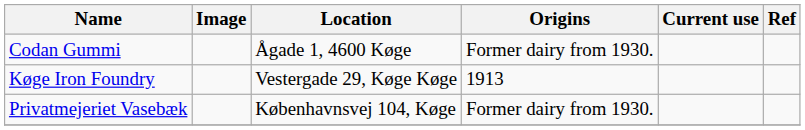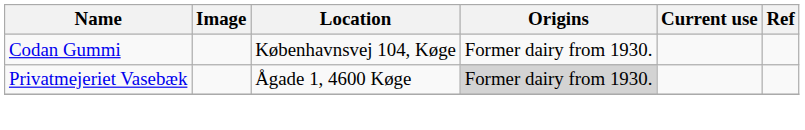(333, 49) Ågade 1, 4600 Køge -> (356, 49) Københavnsvej 104, Køge
- row: (82, 79)
(356, 109) Københavnsvej 104, Køge -> (333, 79) Ågade 1, 4600 Køge
(560, 109) no background -> (559, 79) lightgrey background
